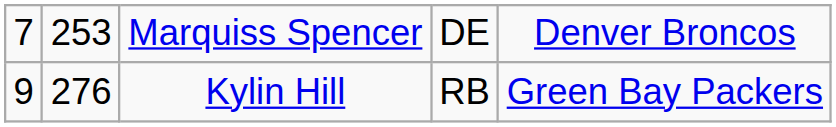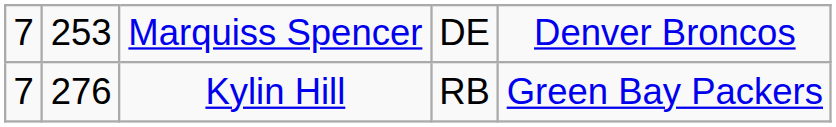(24, 91) 9 -> (24, 91) 7
